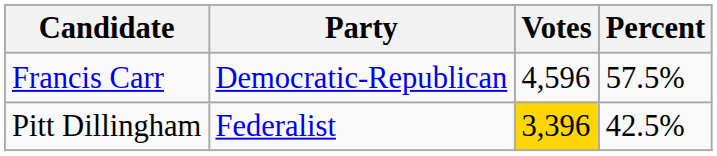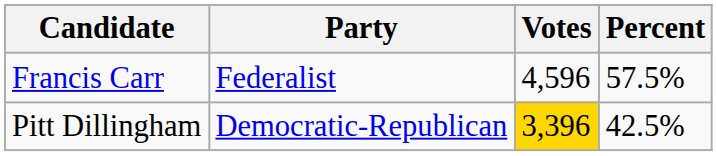(361, 77) Democratic-Republican -> (276, 77) Federalist
(276, 125) Federalist -> (361, 125) Democratic-Republican
